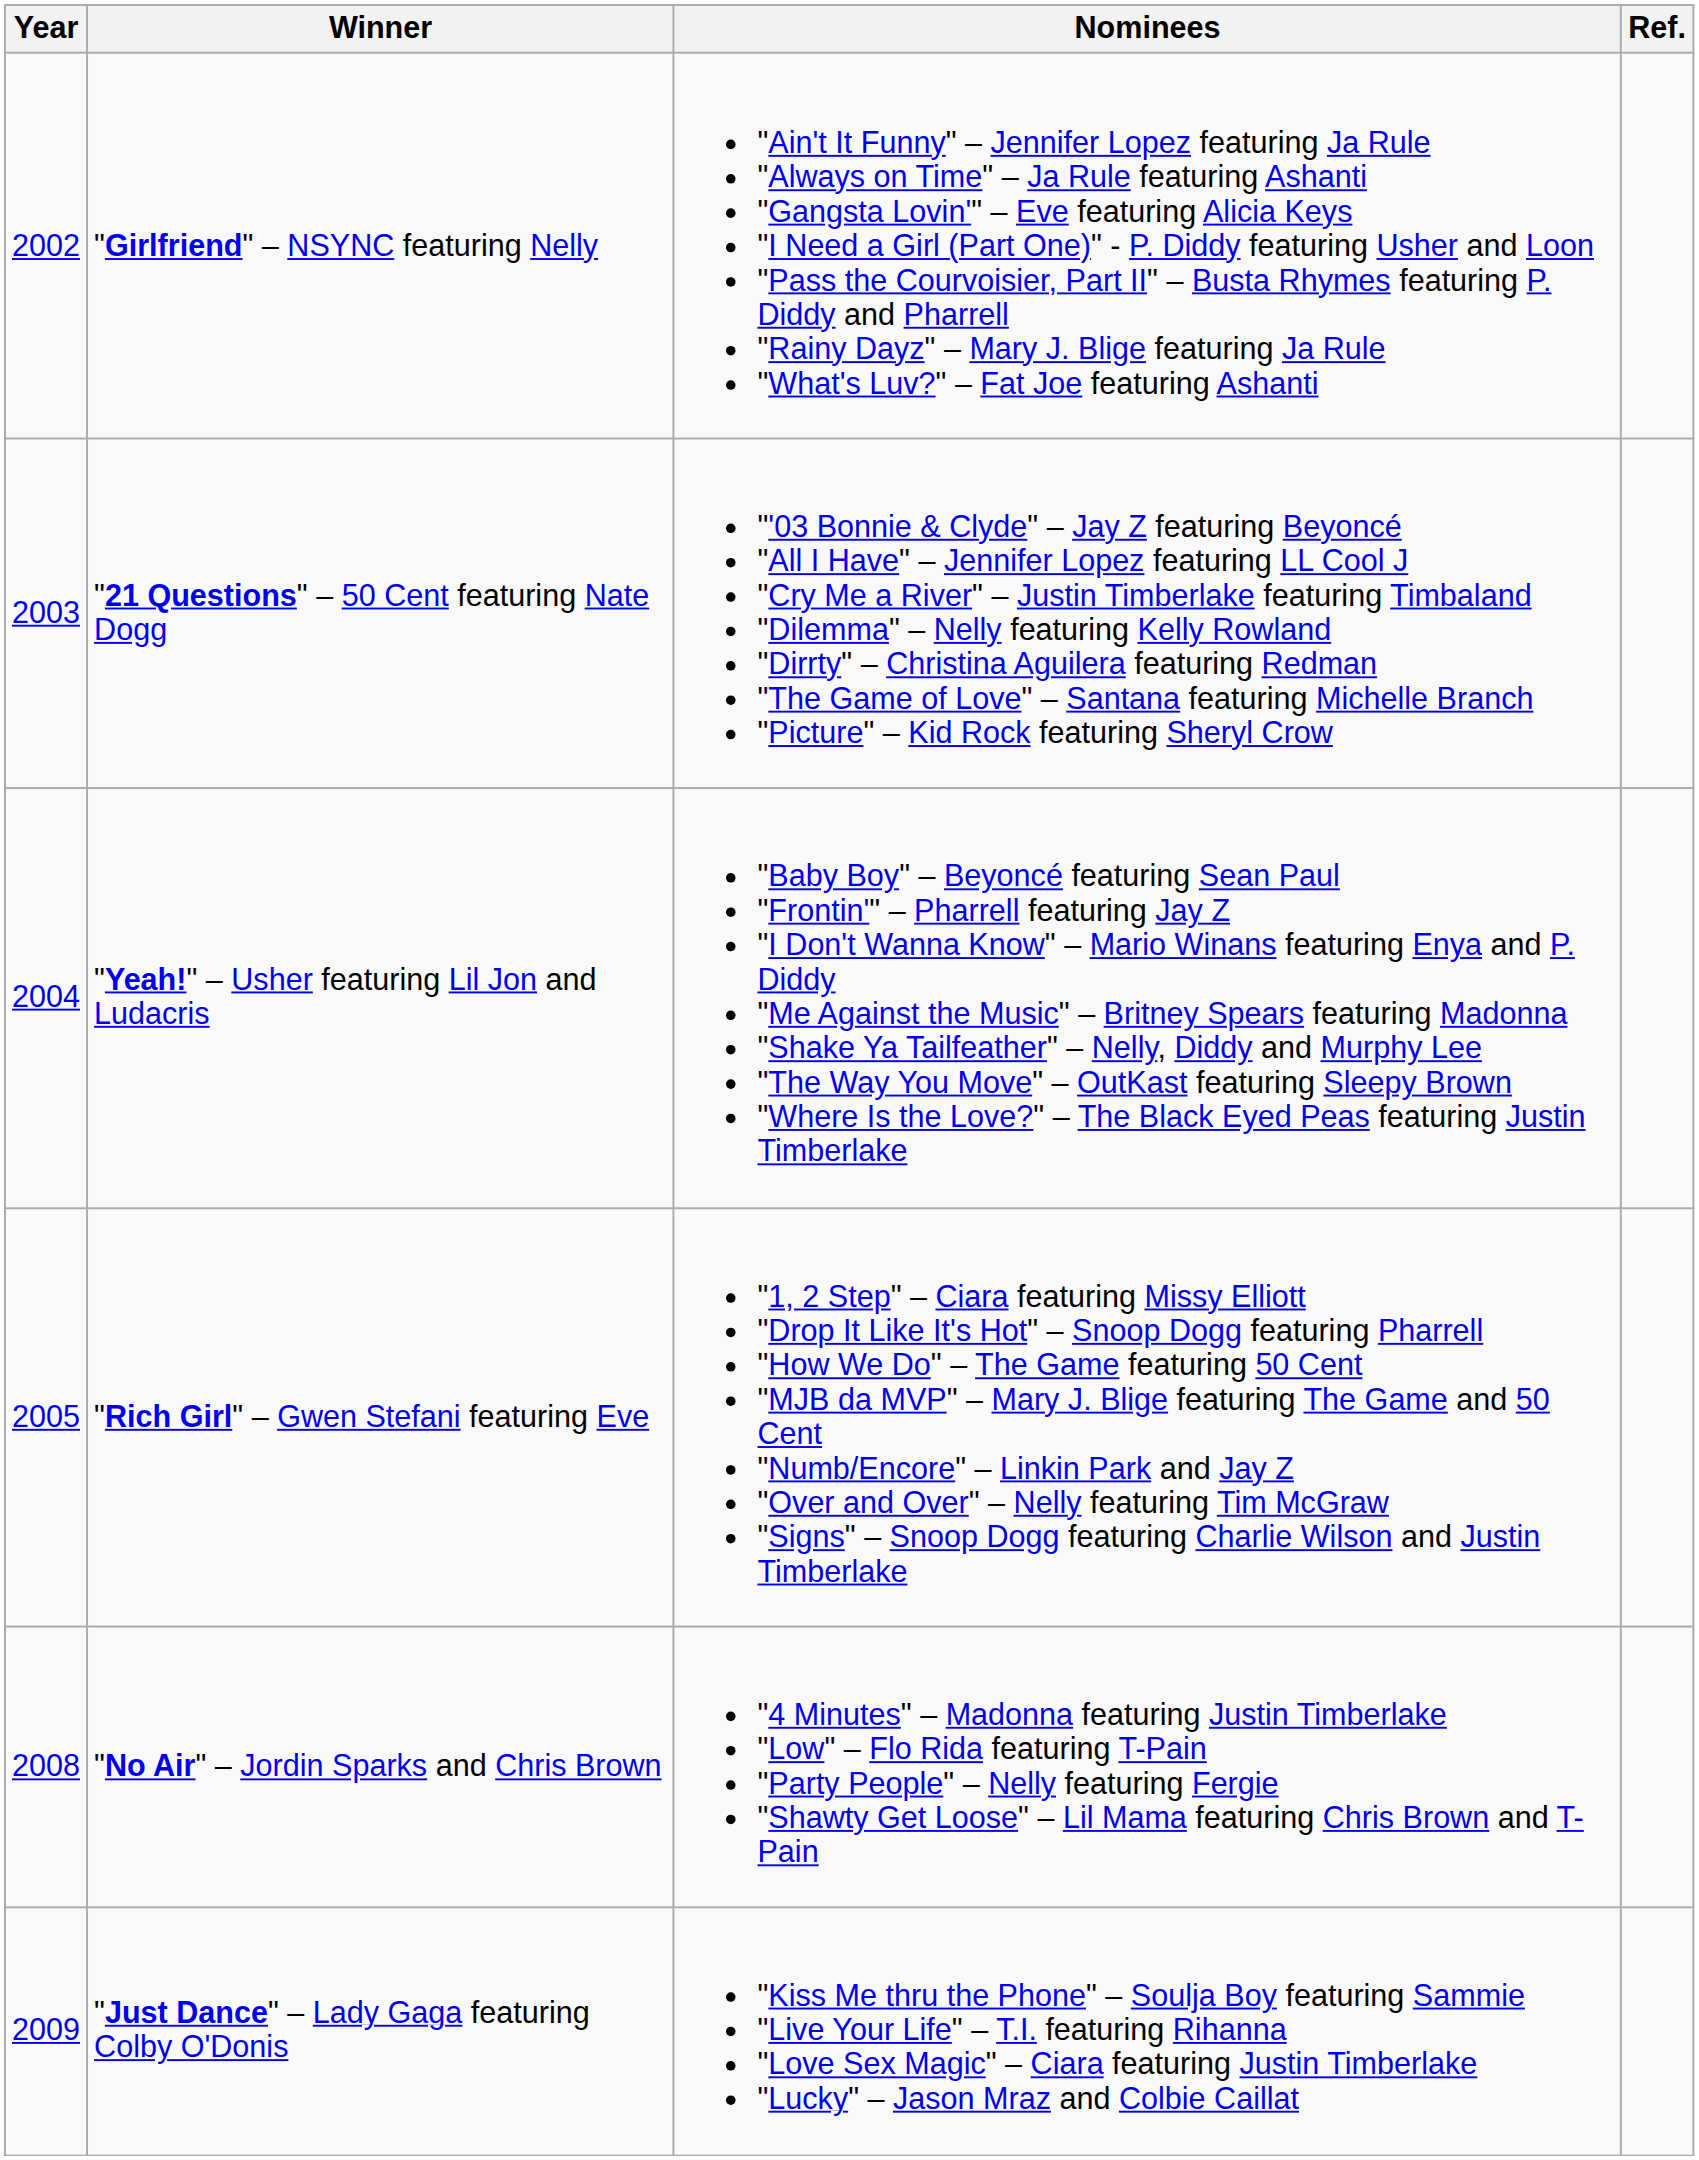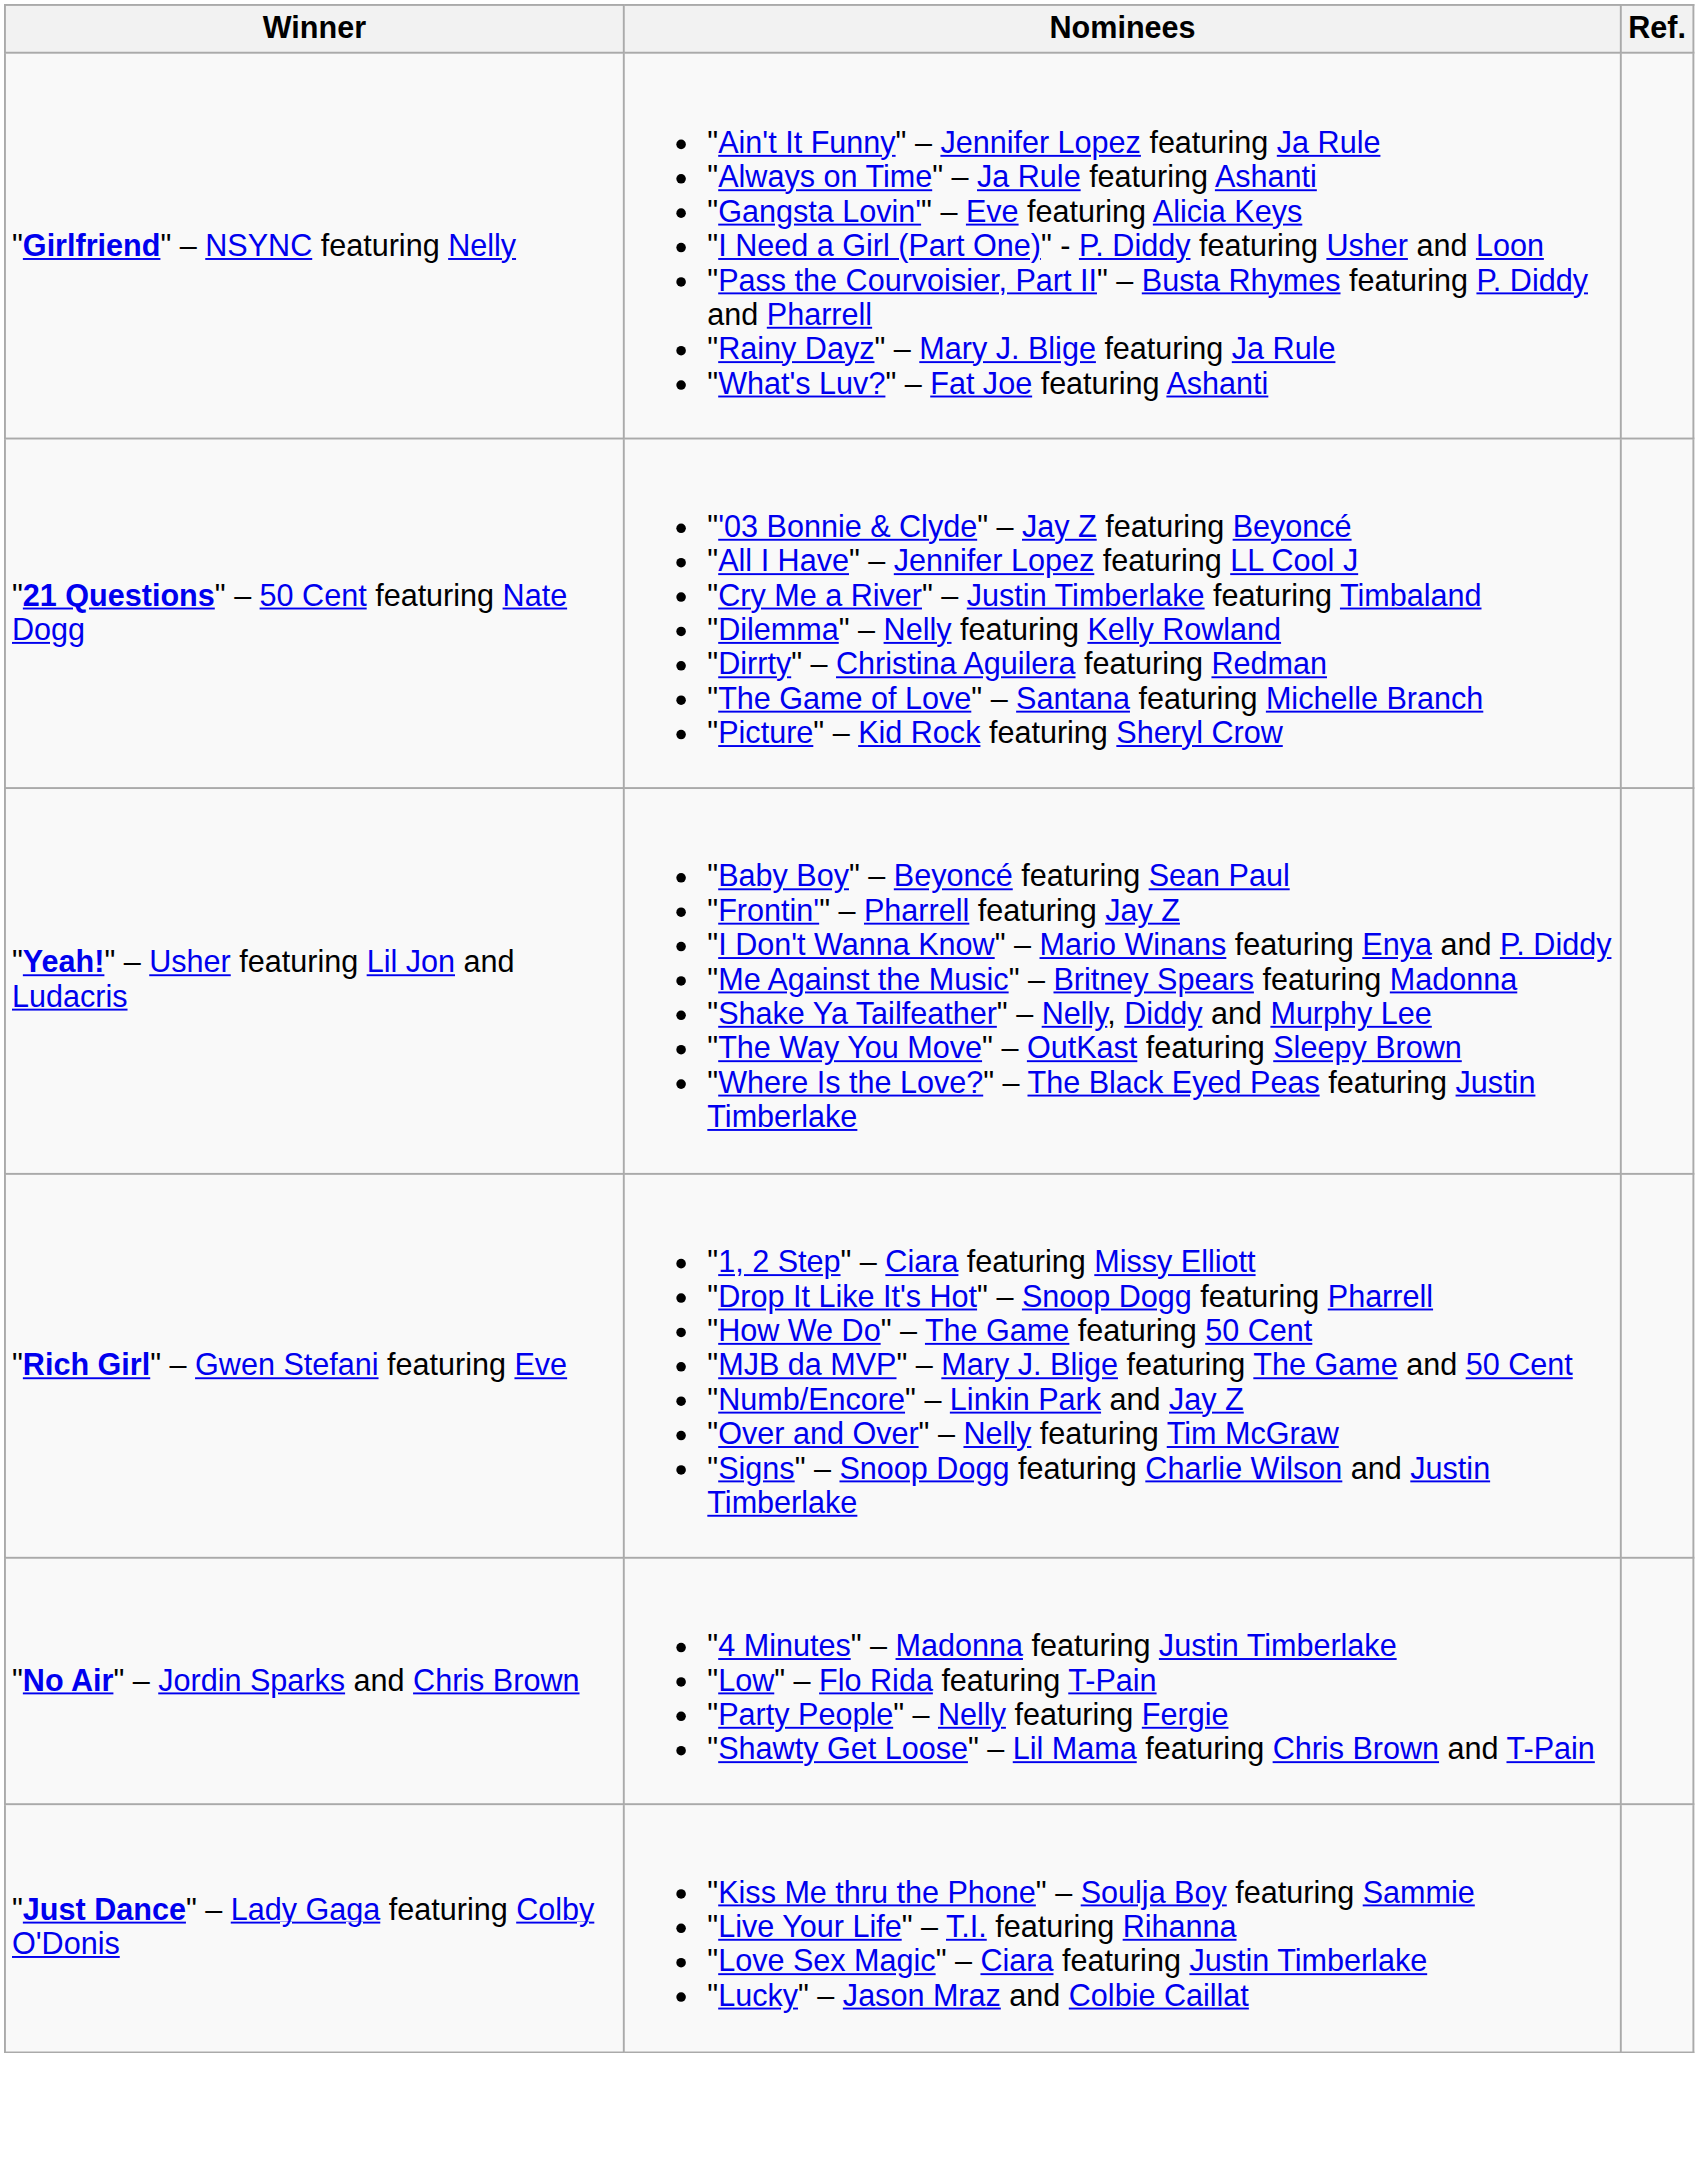- column: (46, 28)
